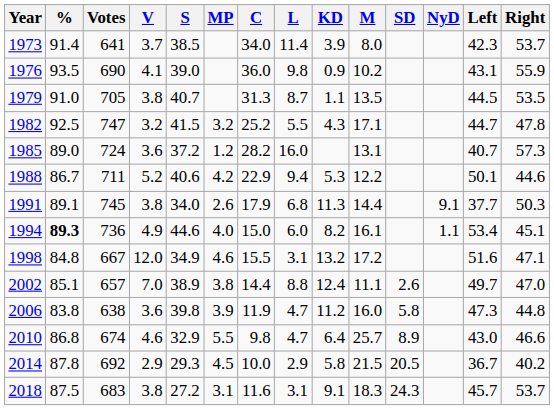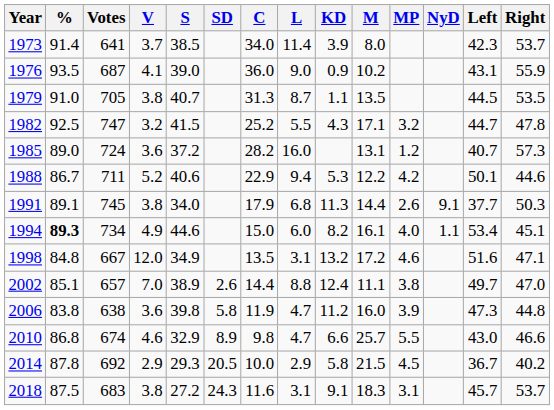columns swapped: (221, 17) <-> (405, 17)
(113, 71) 690 -> (113, 71) 687
(297, 71) 9.8 -> (301, 71) 9.0
(113, 230) 736 -> (113, 230) 734
(256, 257) 15.5 -> (259, 257) 13.5
(335, 337) 6.4 -> (338, 337) 6.6
